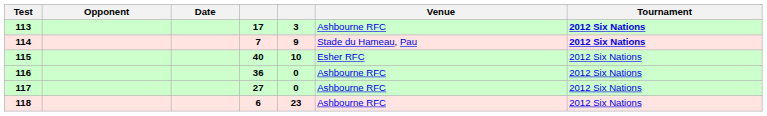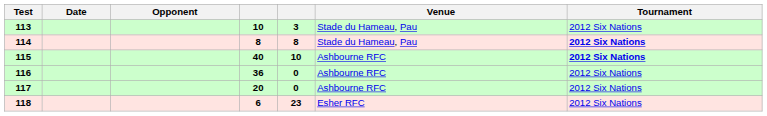columns swapped: (205, 12) <-> (107, 12)
(258, 27) 17 -> (258, 27) 10
(352, 27) Ashbourne RFC -> (367, 27) Stade du Hameau, Pau
(607, 27) bold -> (605, 27) normal
(258, 42) 7 -> (258, 42) 8
(296, 42) 9 -> (296, 42) 8
(341, 57) Esher RFC -> (352, 57) Ashbourne RFC
(605, 57) normal -> (607, 57) bold
(258, 88) 27 -> (258, 88) 20
(352, 103) Ashbourne RFC -> (341, 103) Esher RFC
